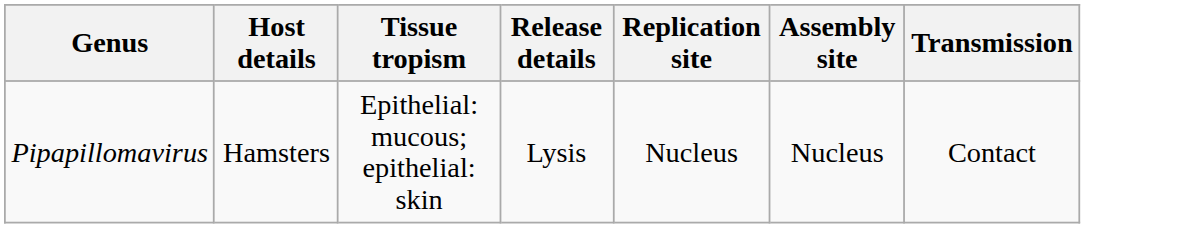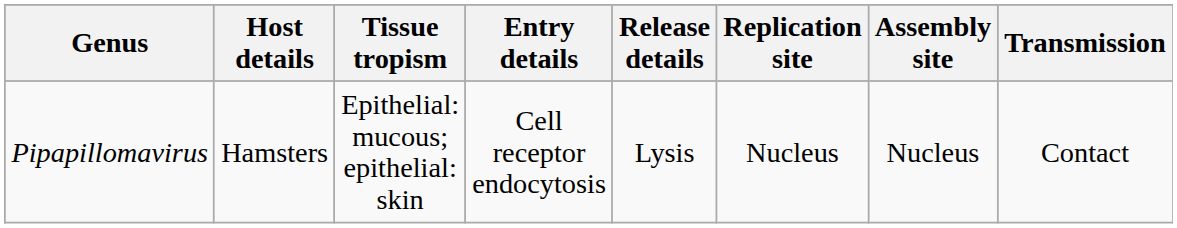+ column: (539, 42)
